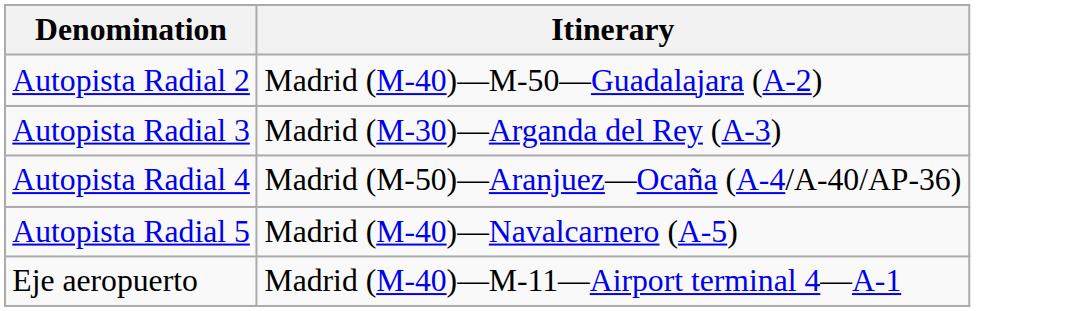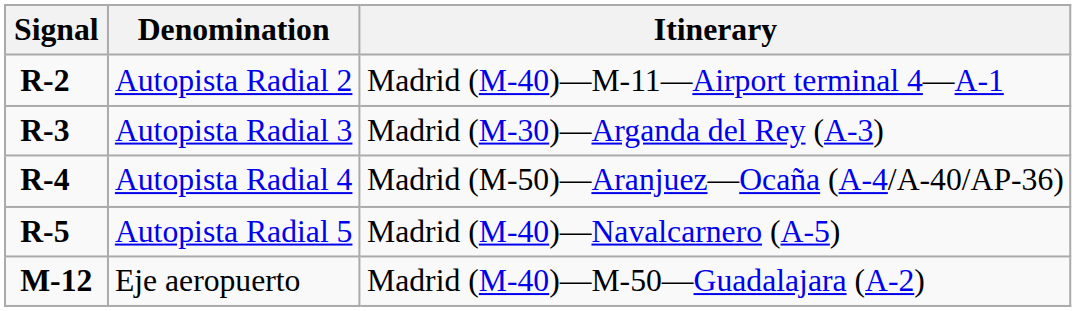+ column: (56, 29)
(543, 79) Madrid (M-40)—M-50—Guadalajara (A-2) -> (685, 79) Madrid (M-40)—M-11—Airport terminal 4—A-1
(583, 280) Madrid (M-40)—M-11—Airport terminal 4—A-1 -> (646, 280) Madrid (M-40)—M-50—Guadalajara (A-2)
